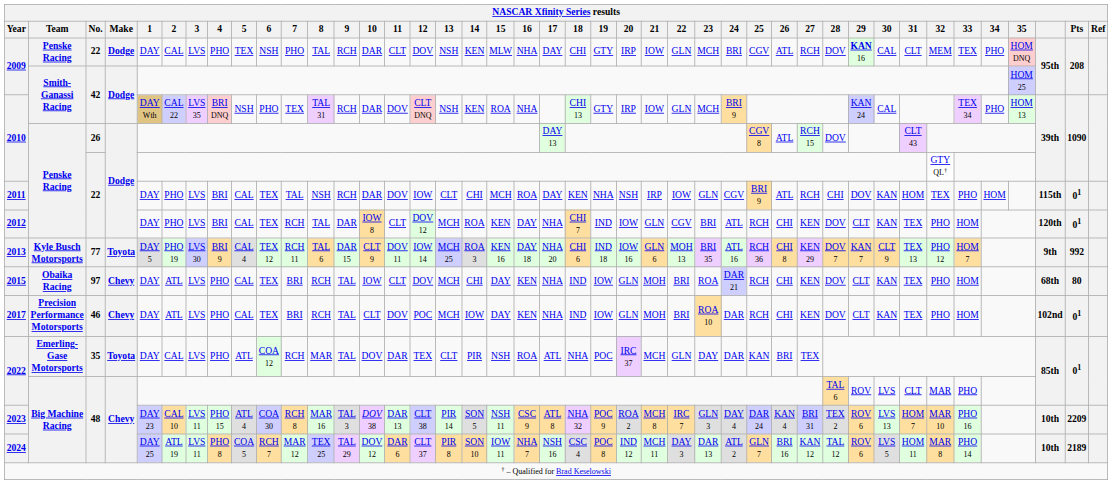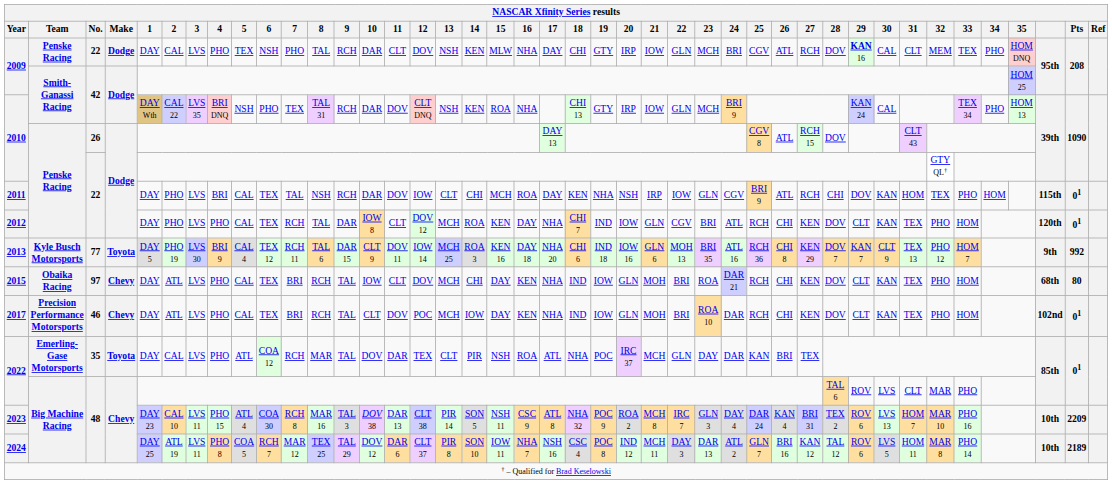(220, 224) BRI -> (220, 224) PHO
